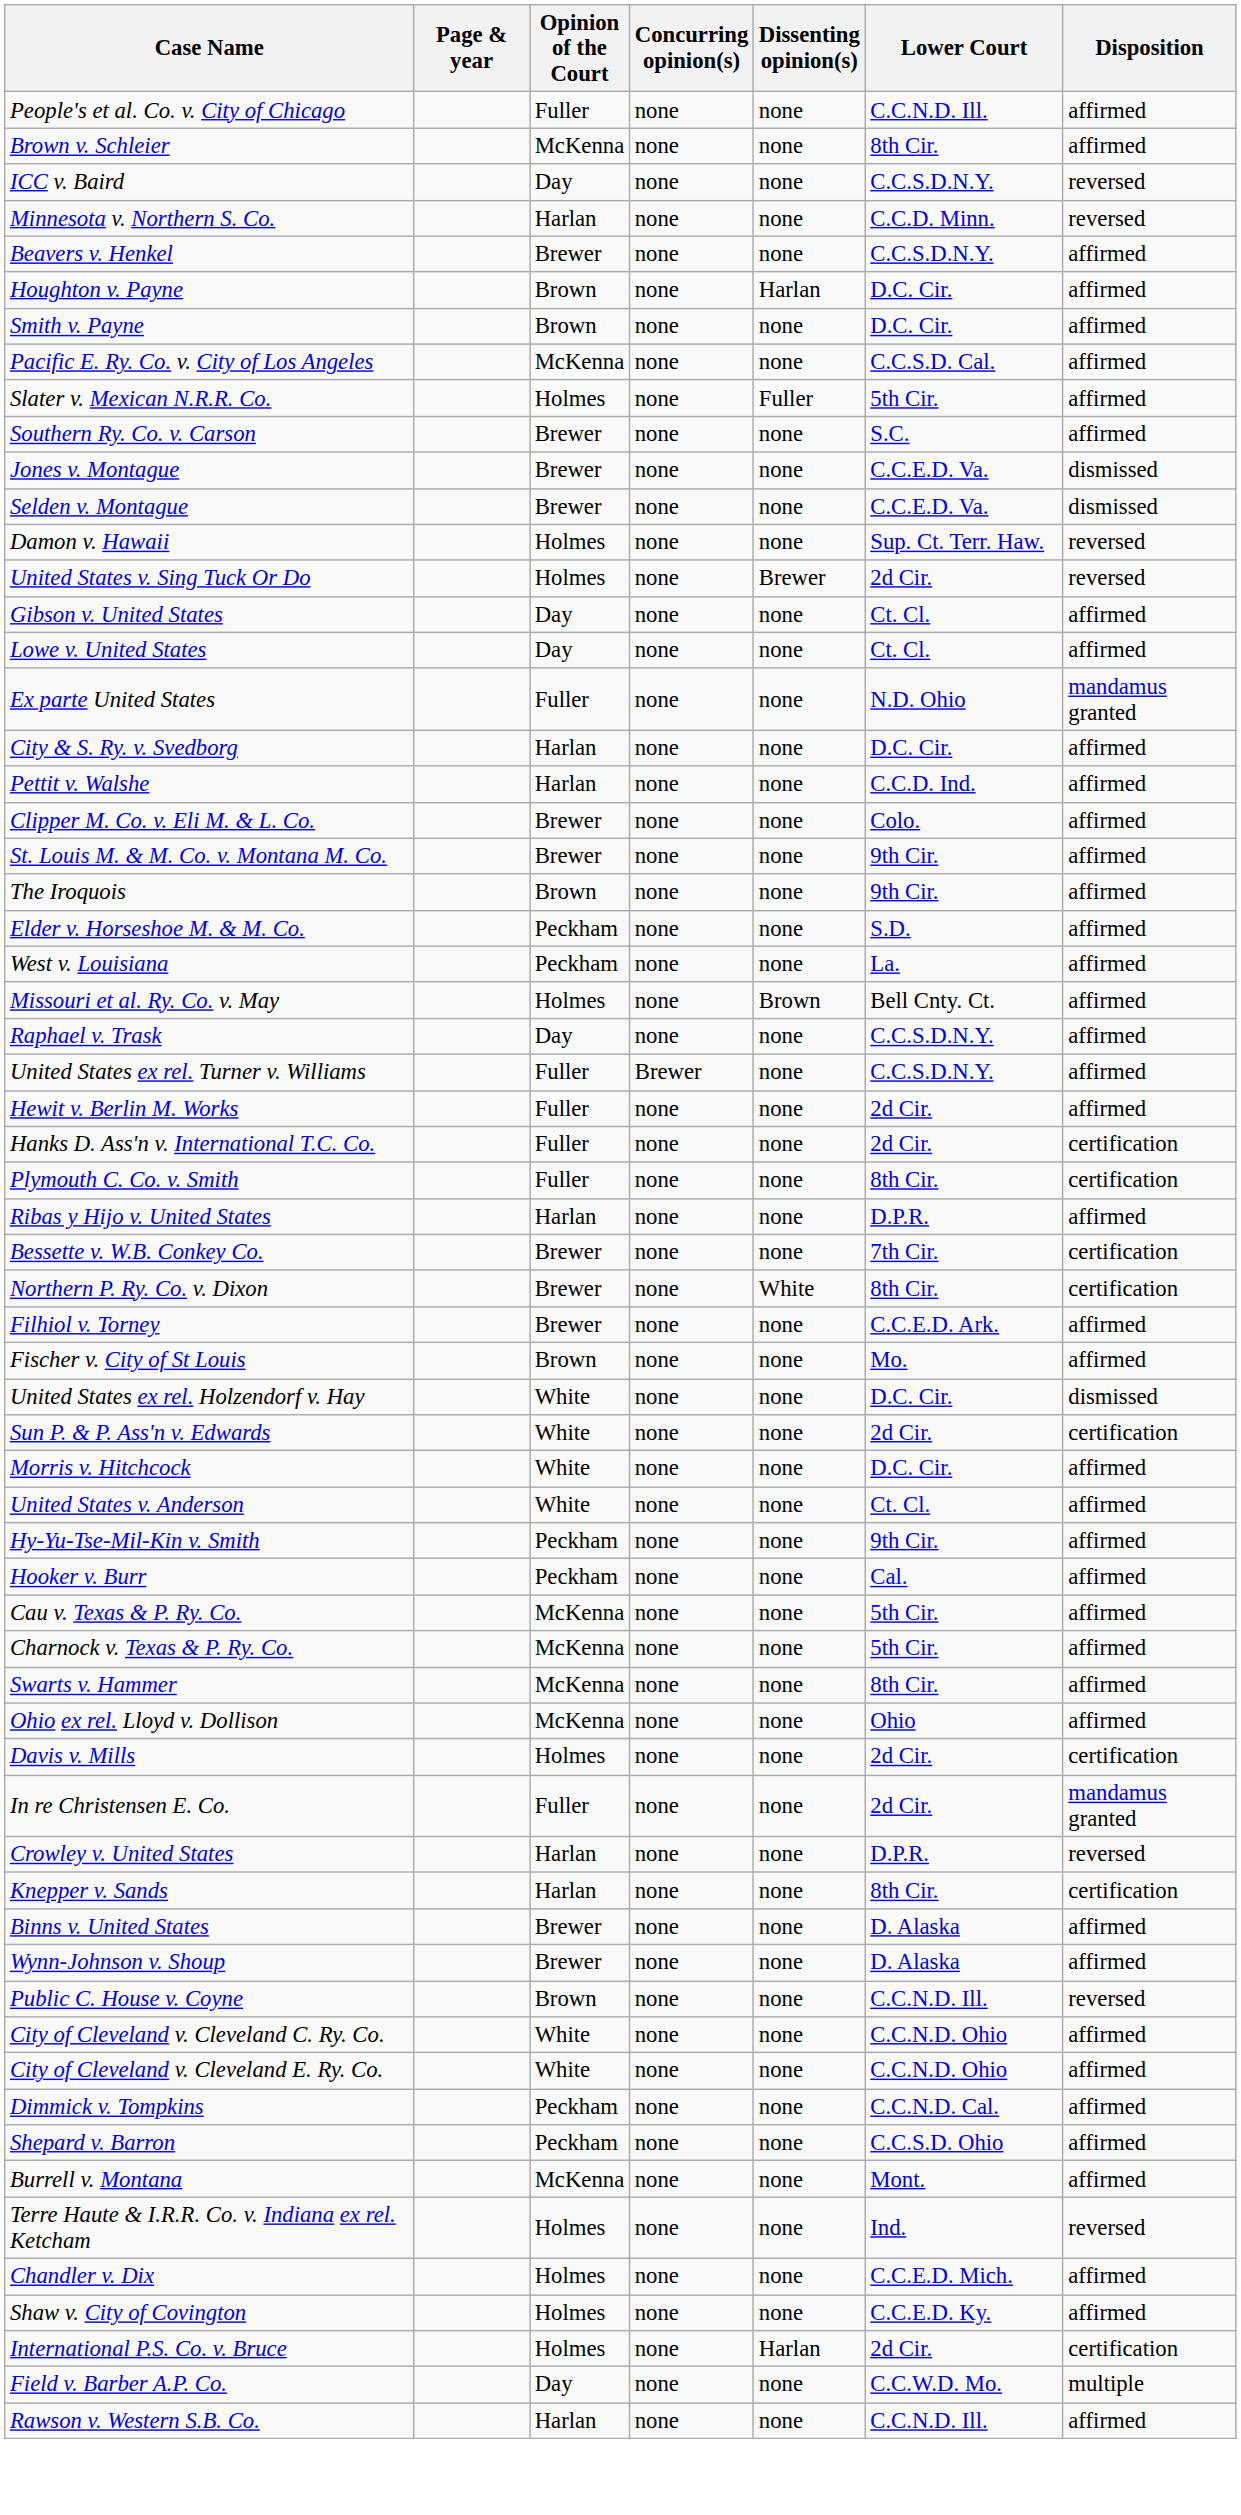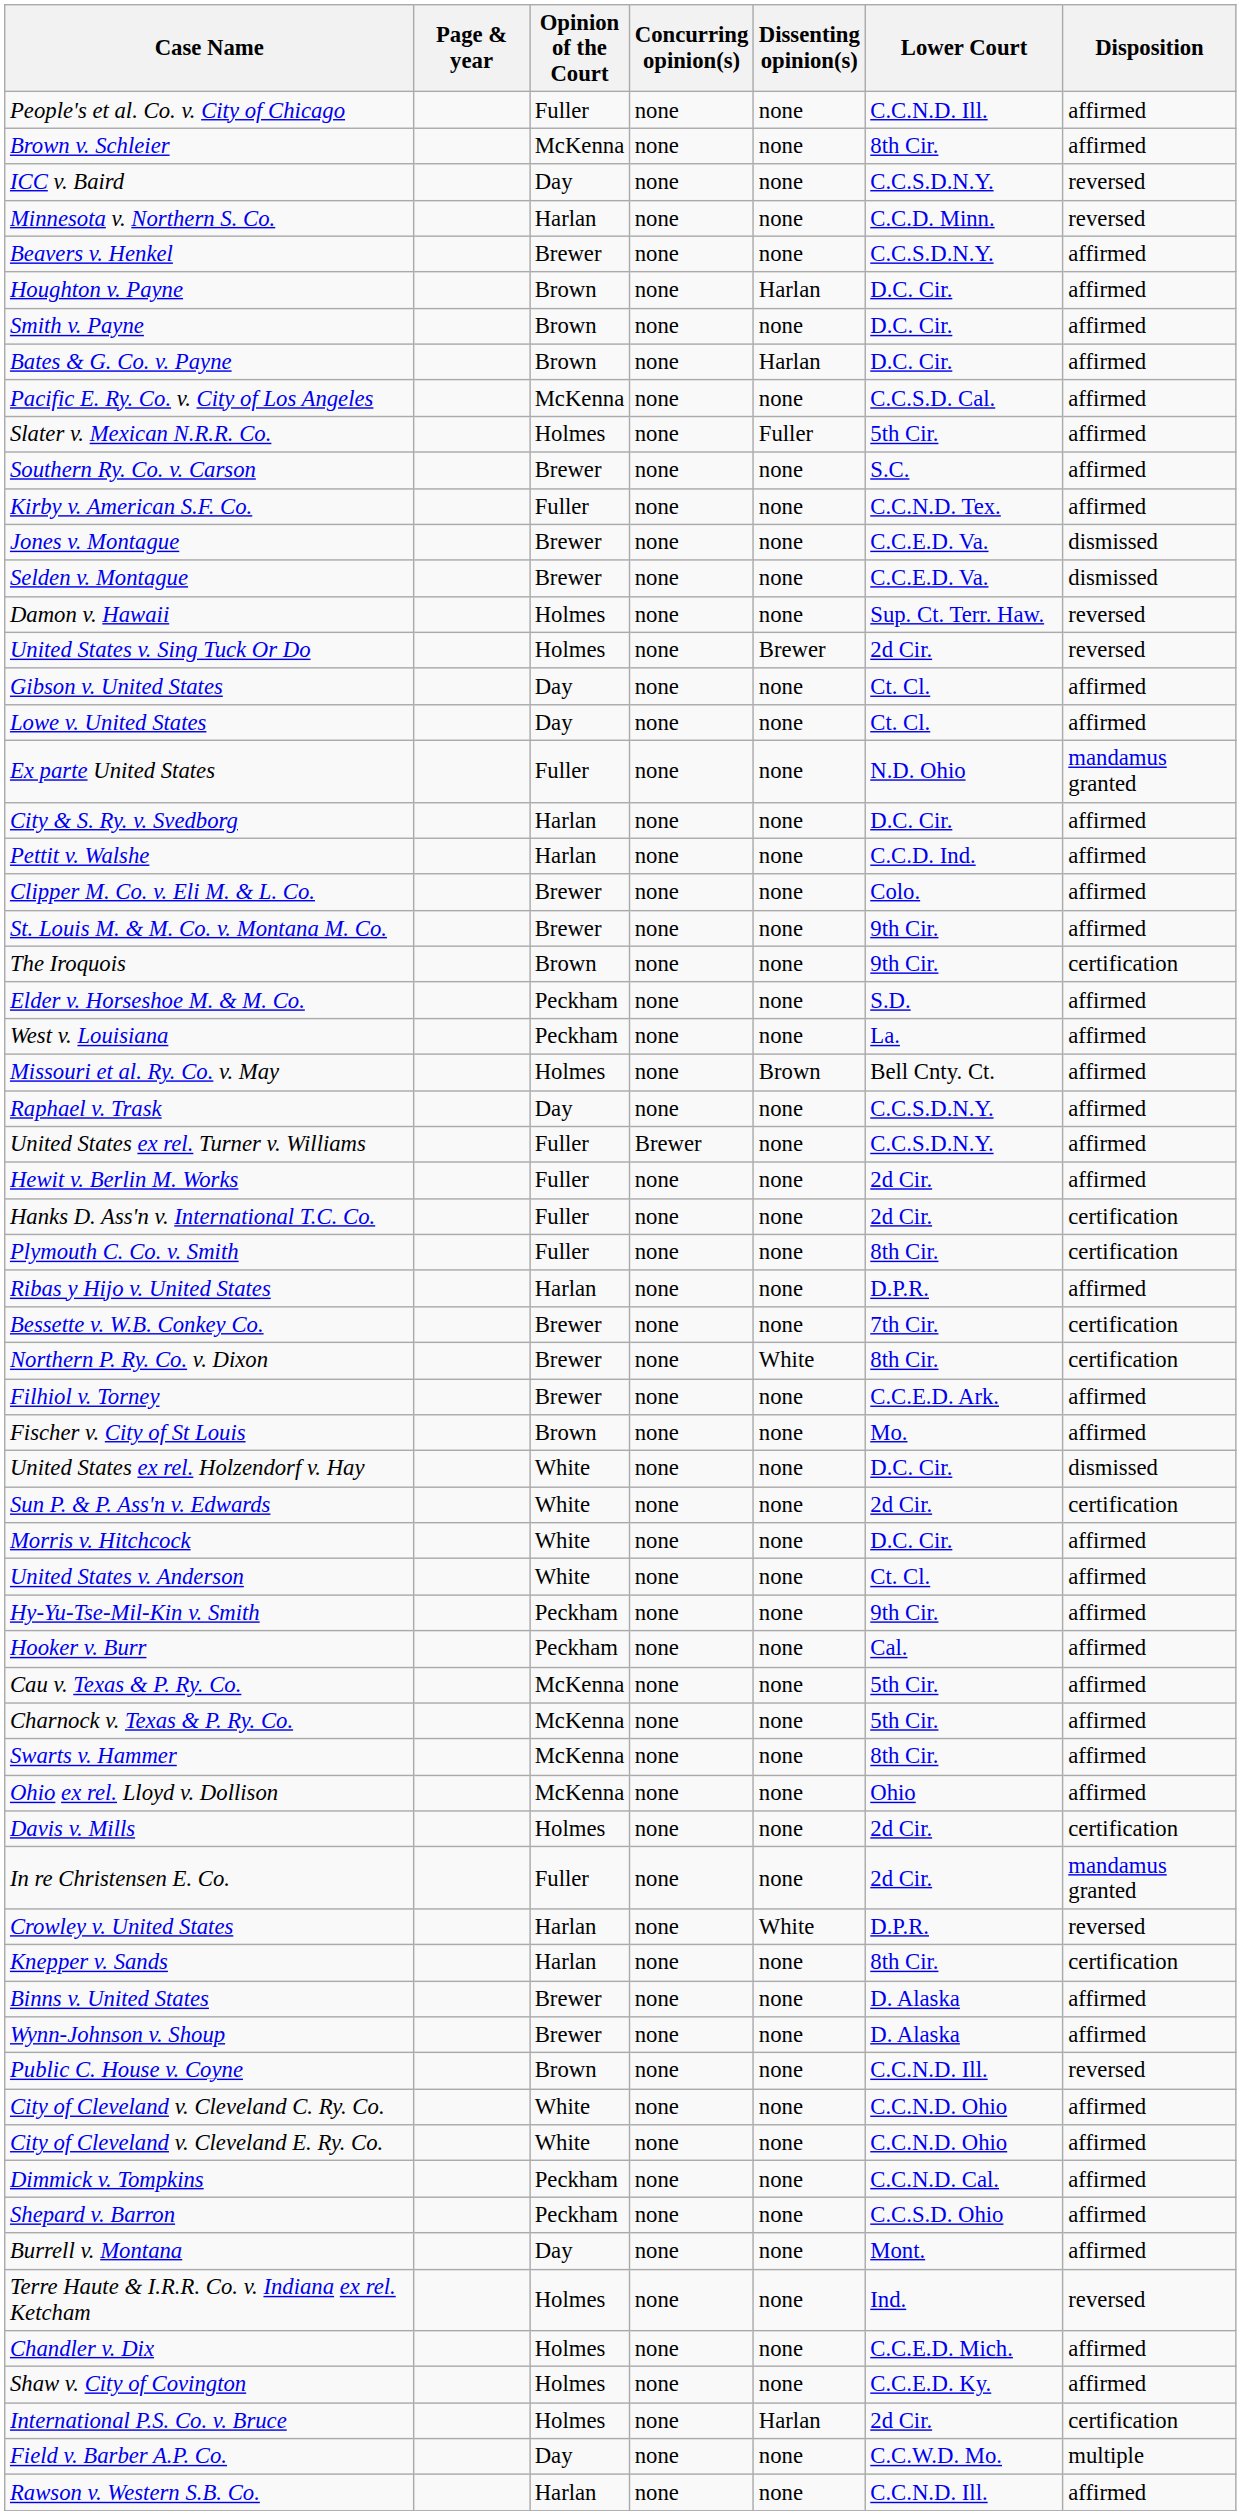+ row: (121, 361)
+ row: (131, 506)
(1107, 891) affirmed -> (1123, 963) certification
(781, 1854) none -> (787, 1926) White
(579, 2178) McKenna -> (554, 2250) Day
